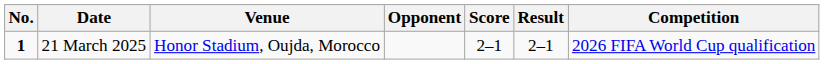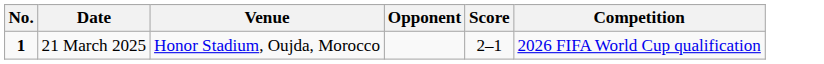- column: (541, 18)
